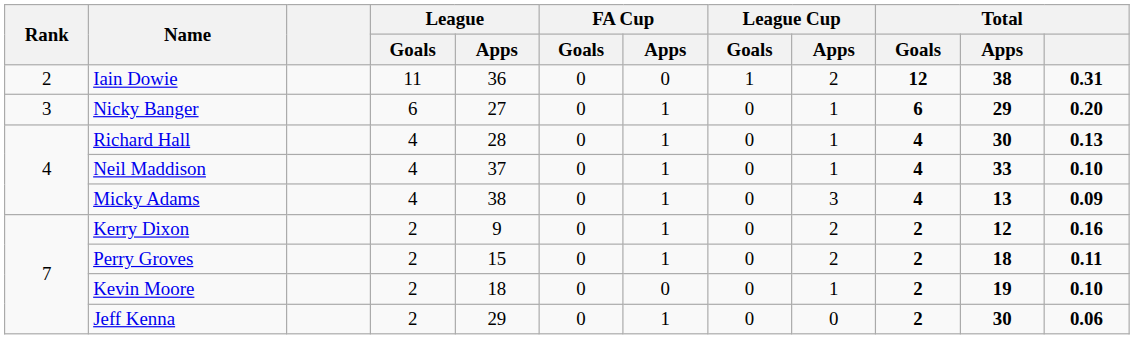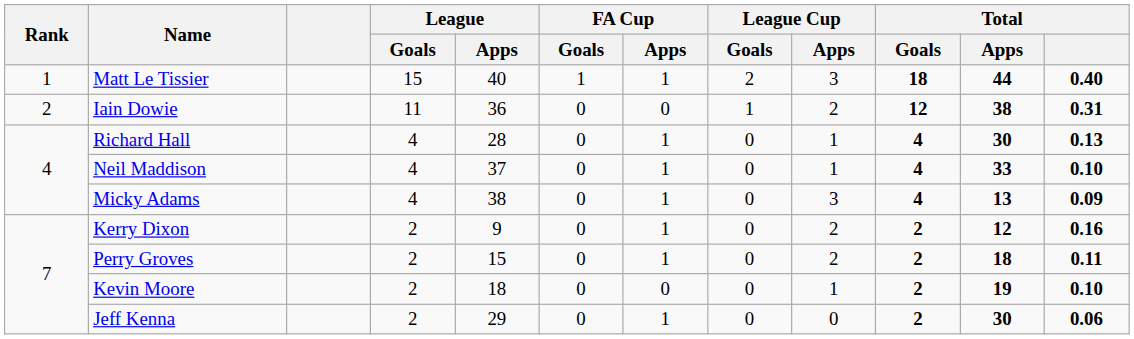+ row: (151, 79)
- row: (146, 109)
